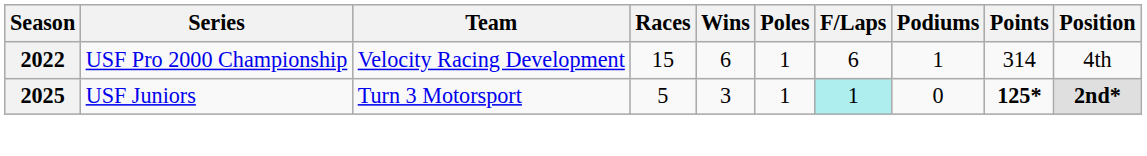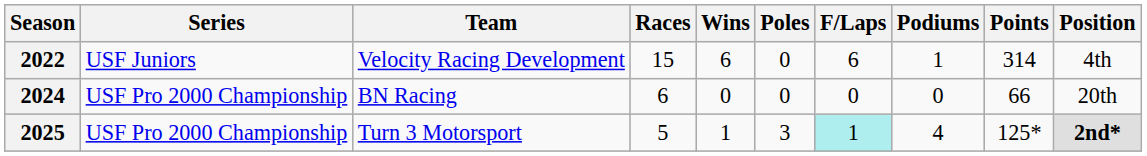(216, 59) USF Pro 2000 Championship -> (141, 59) USF Juniors
(785, 59) 1 -> (785, 59) 0
+ row: (43, 96)
(141, 96) USF Juniors -> (216, 132) USF Pro 2000 Championship
(725, 96) 3 -> (725, 132) 1
(785, 96) 1 -> (785, 132) 3
(938, 96) 0 -> (938, 132) 4
(1019, 96) bold -> (1019, 132) normal
